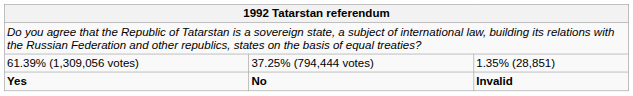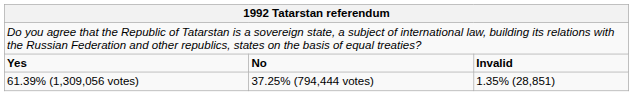rows swapped: (17, 81) <-> (73, 63)
